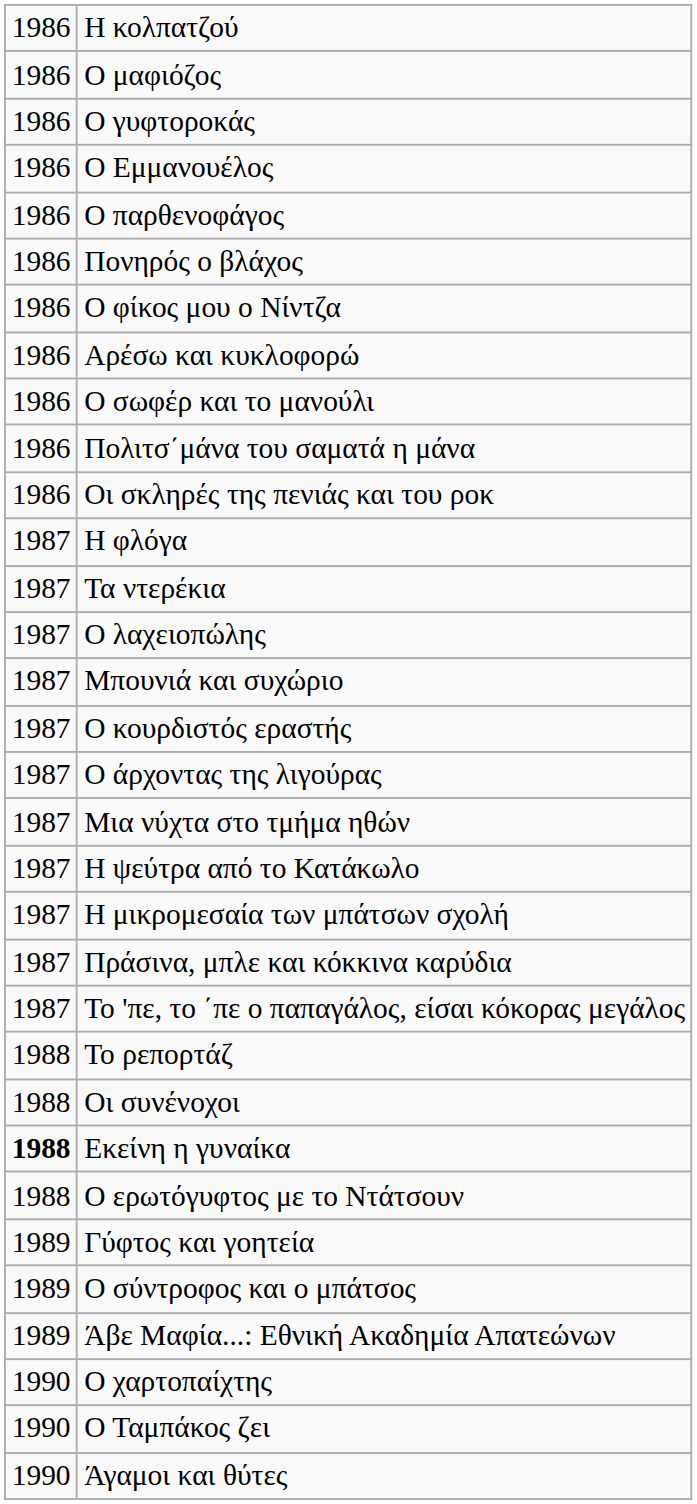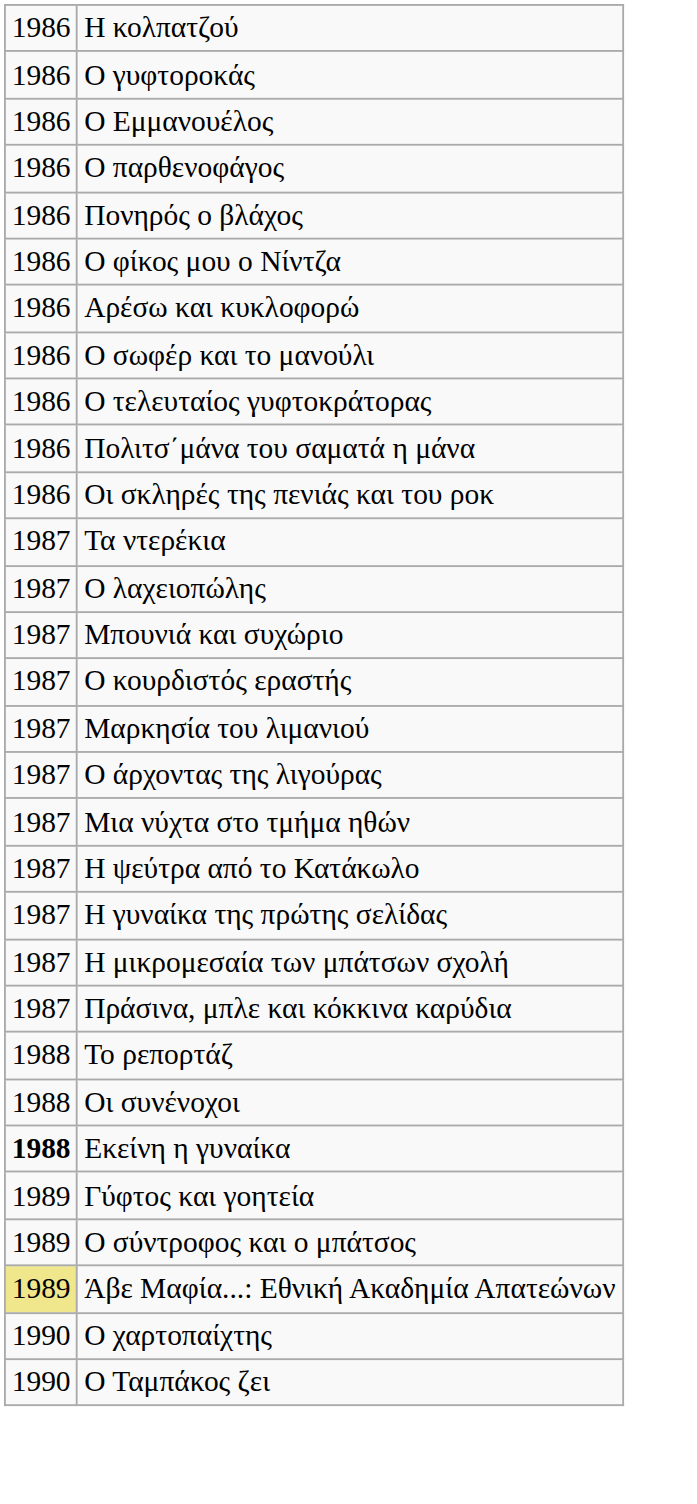- row: (153, 74)
+ row: (258, 401)
- row: (136, 541)
+ row: (227, 728)
+ row: (266, 914)
- row: (385, 1008)
- row: (274, 1195)
(41, 1335) no background -> (41, 1288) khaki background
- row: (186, 1475)
